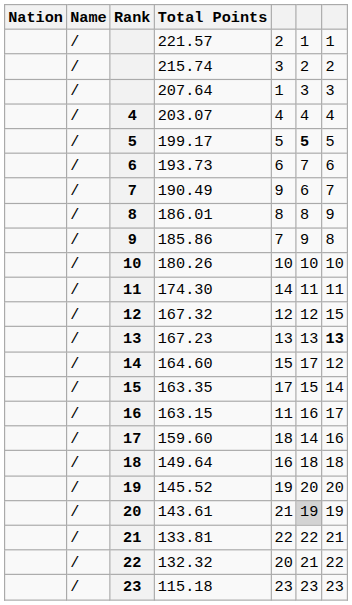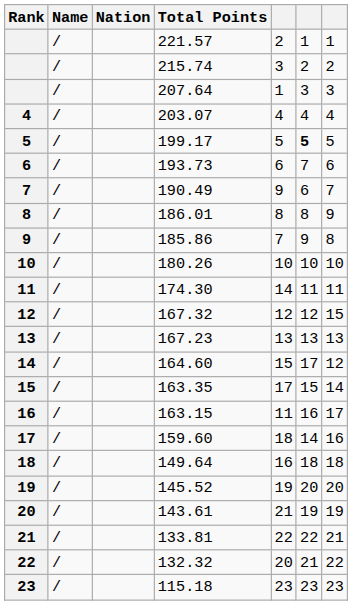columns swapped: (132, 17) <-> (36, 17)
(335, 339) bold -> (335, 339) normal
(309, 513) lightgrey background -> (309, 513) no background
